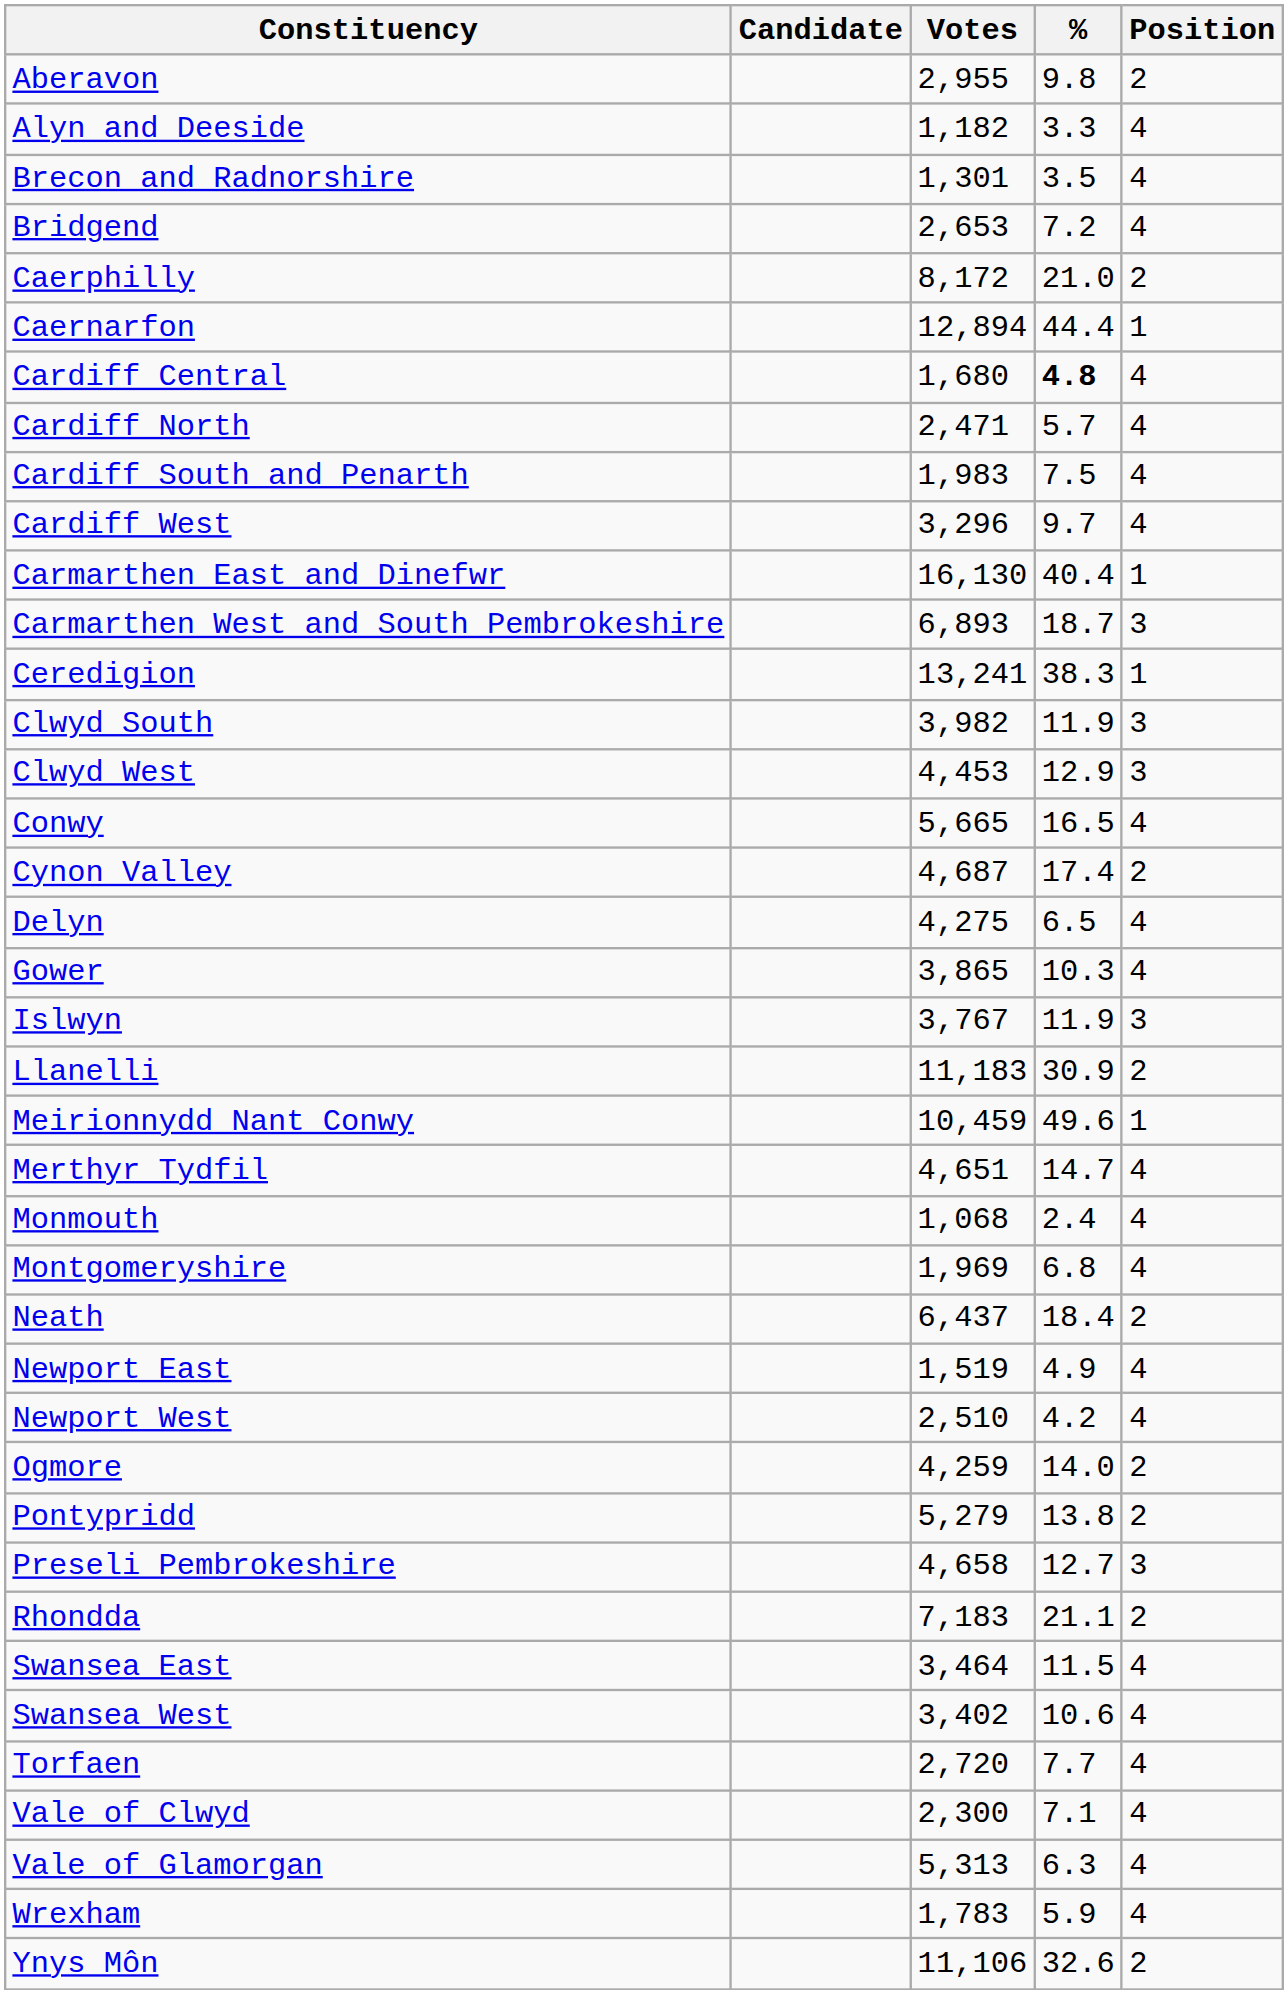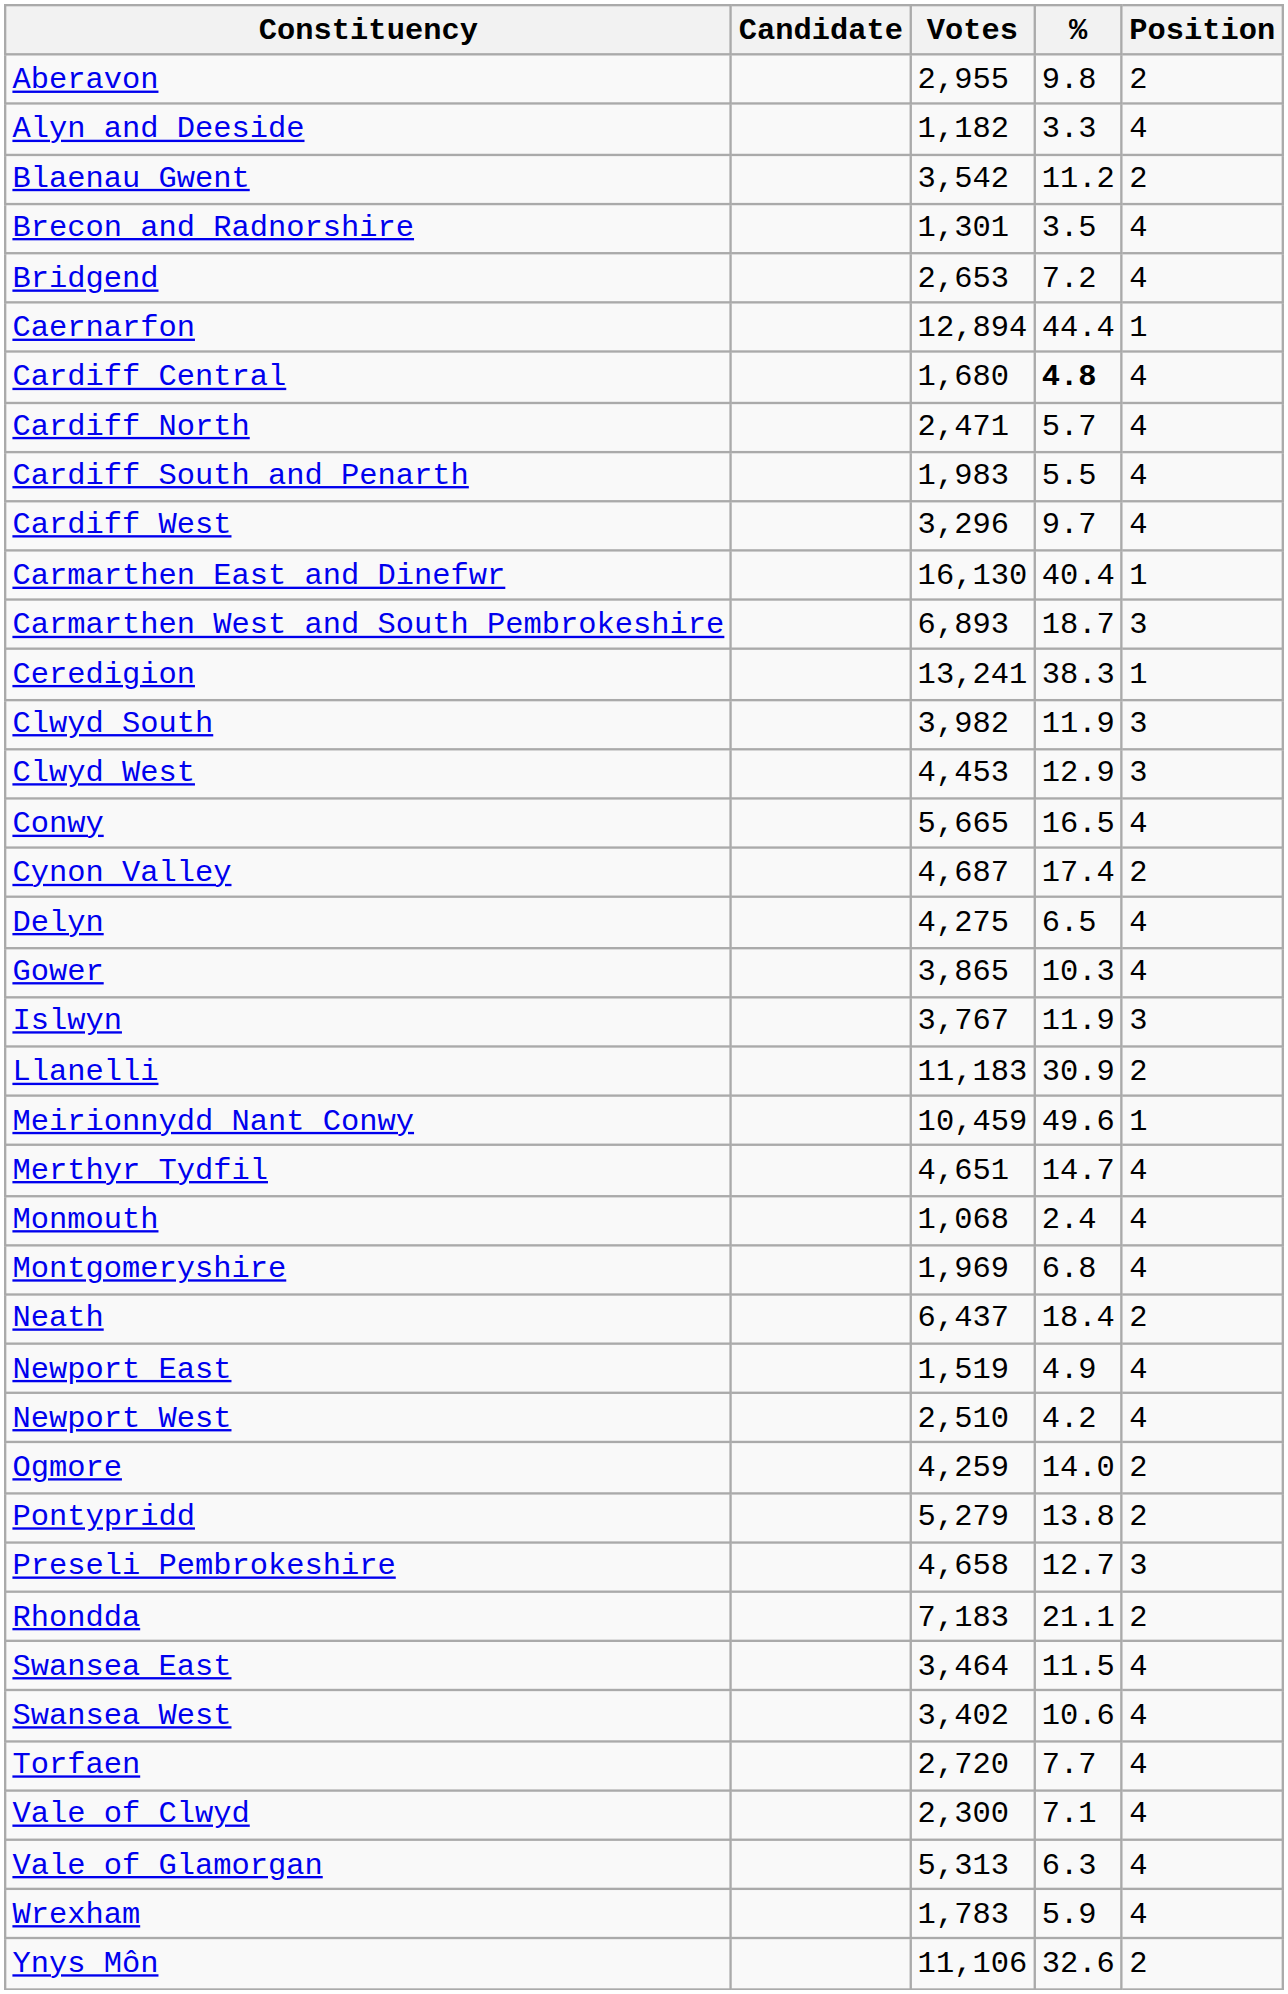+ row: (131, 179)
- row: (104, 278)
(1069, 476) 7.5 -> (1069, 476) 5.5
